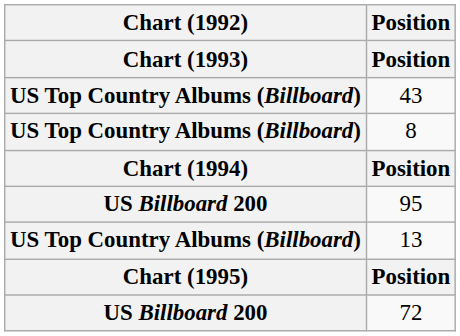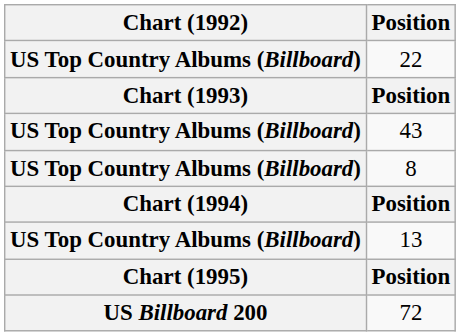+ row: (411, 58)
- row: (411, 204)
